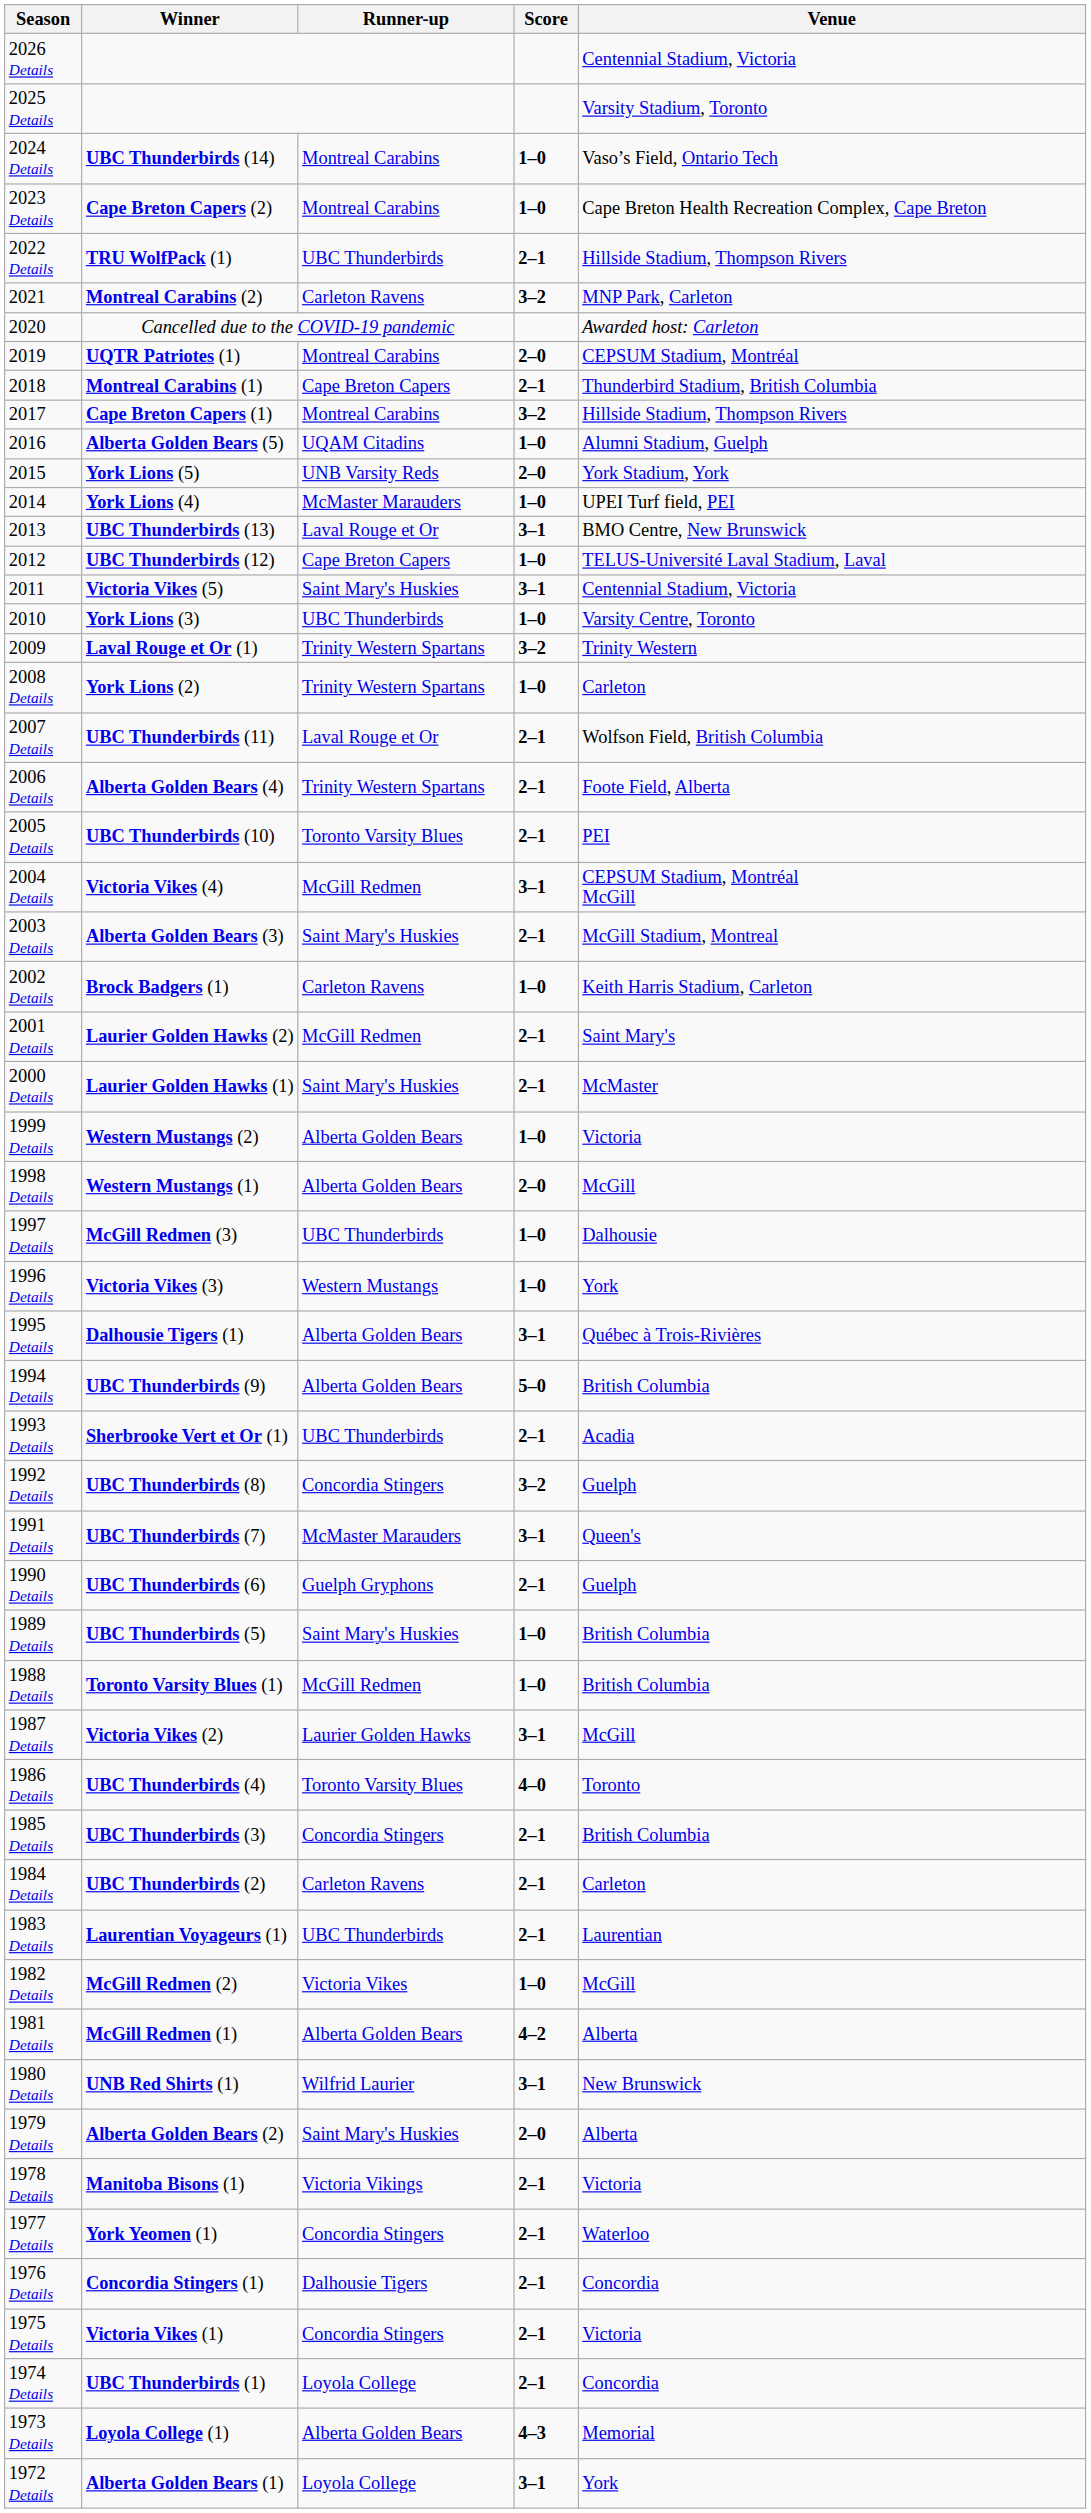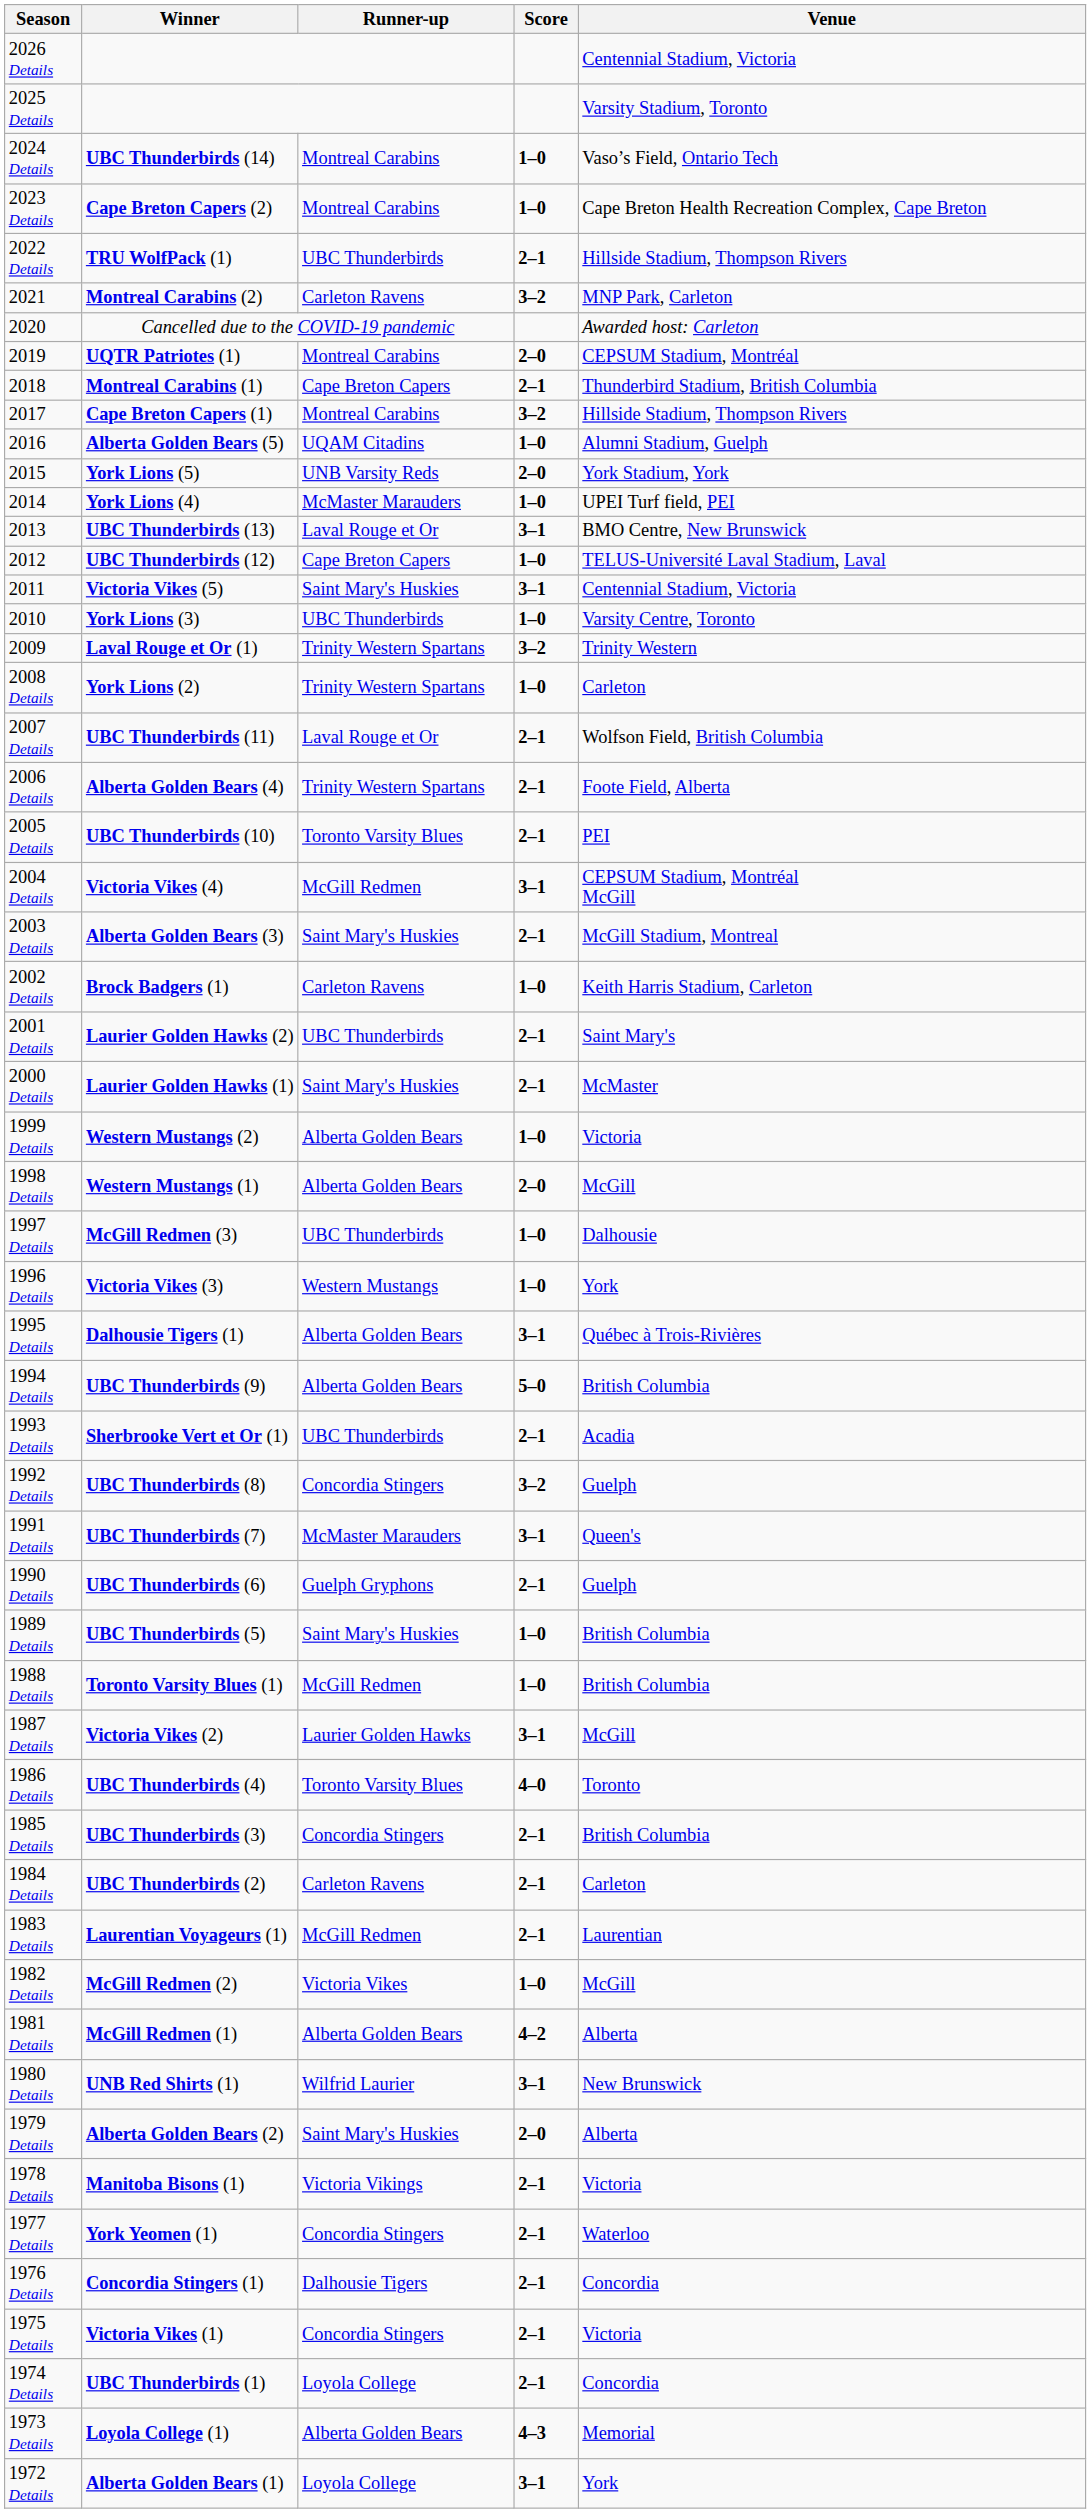(362, 1036) McGill Redmen -> (373, 1036) UBC Thunderbirds
(373, 1934) UBC Thunderbirds -> (362, 1934) McGill Redmen
